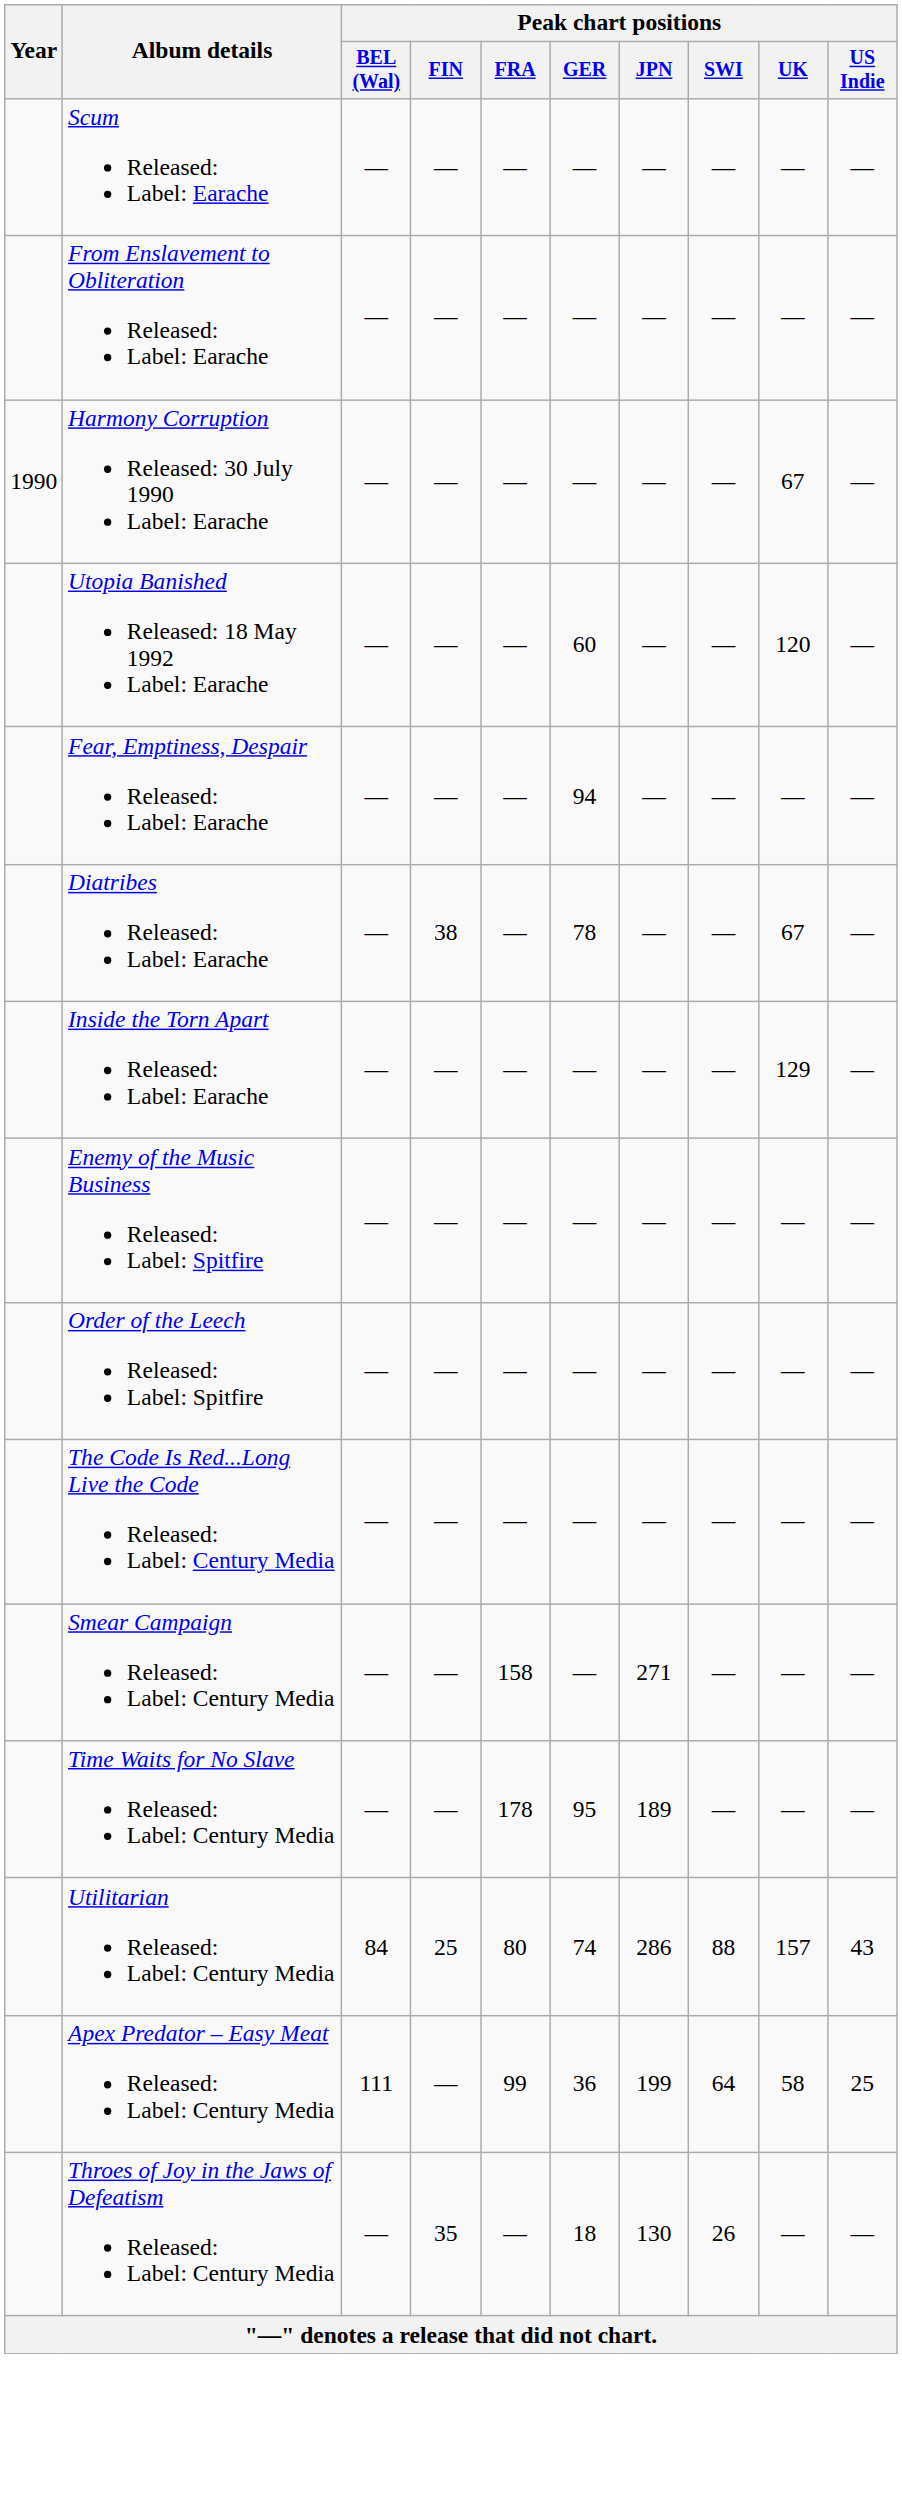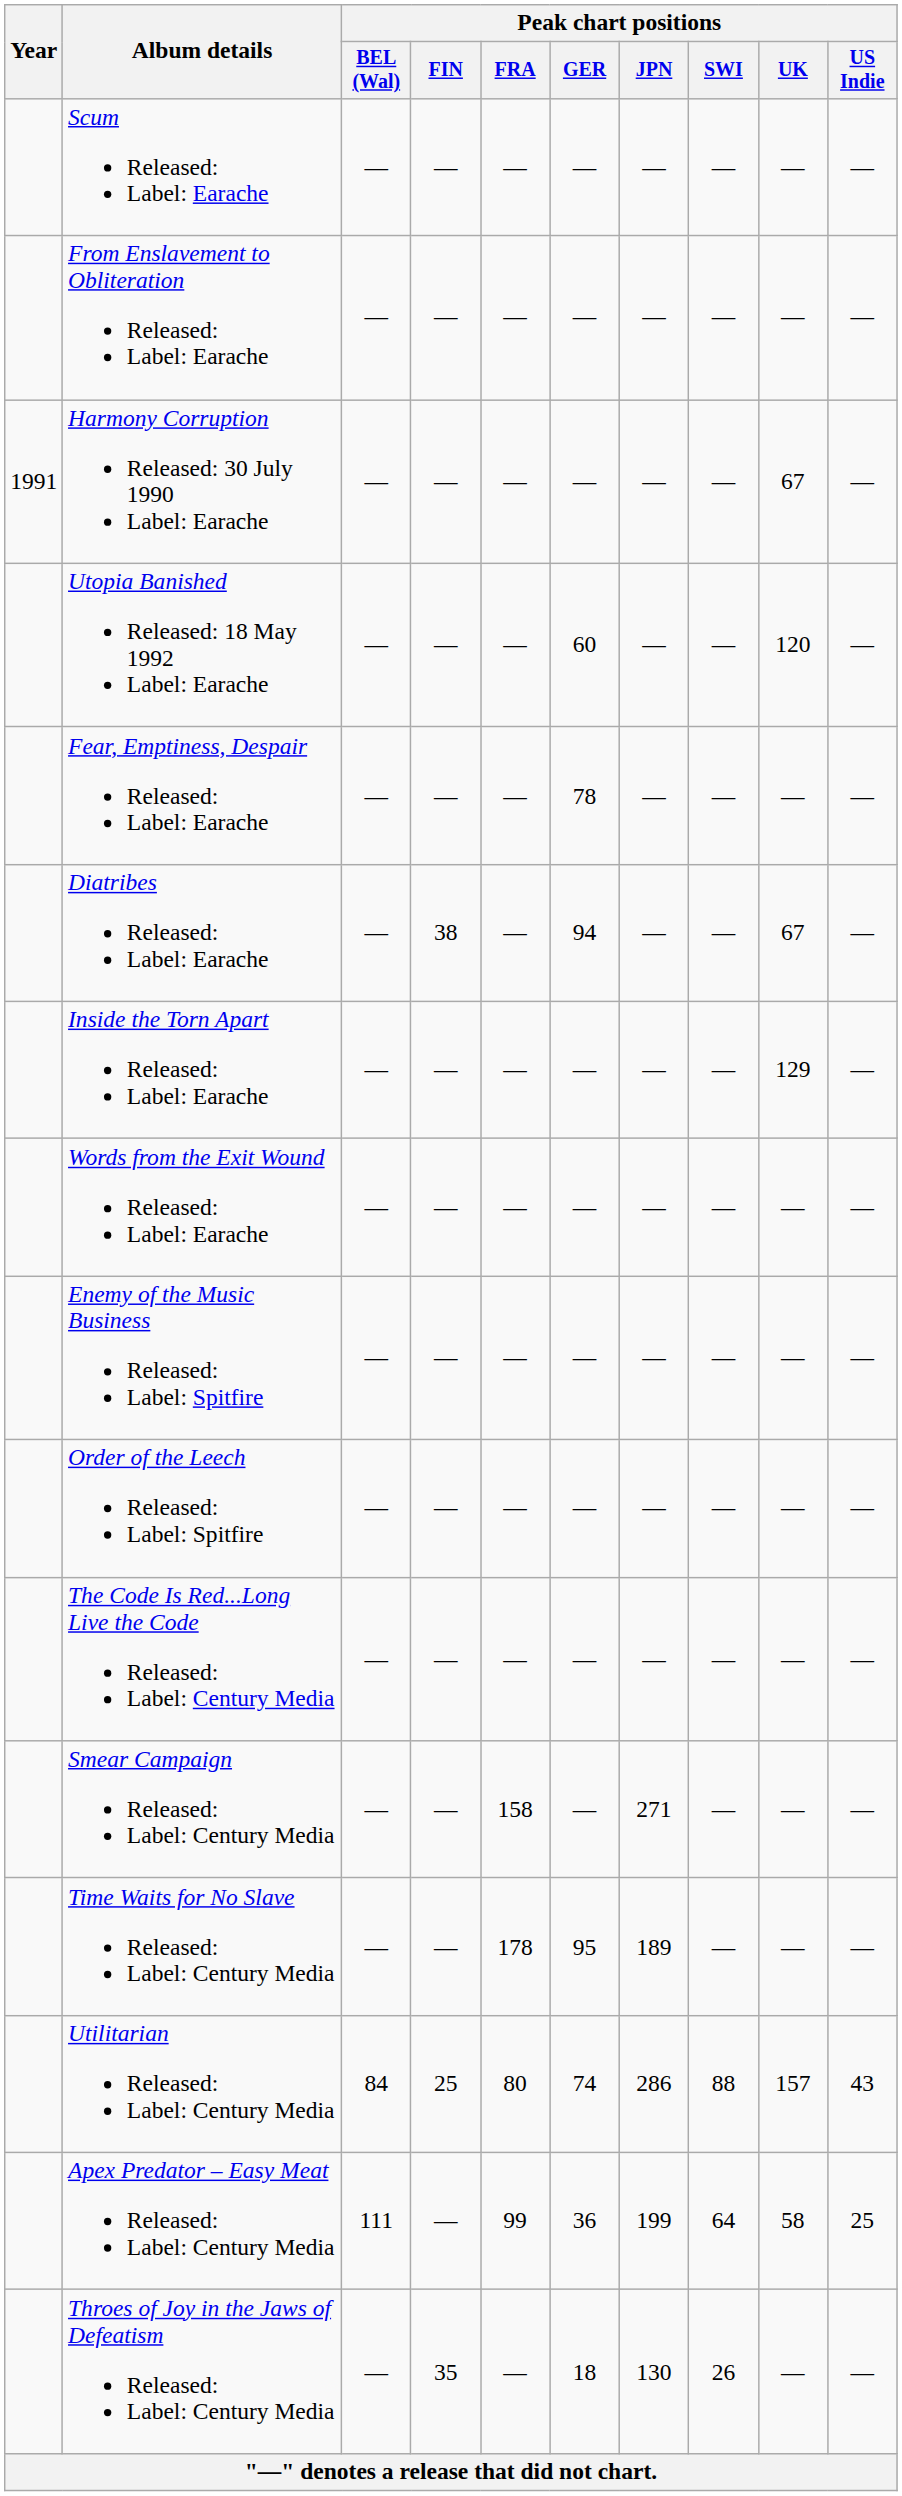(34, 481) 1990 -> (34, 481) 1991
(585, 795) 94 -> (585, 795) 78
(585, 932) 78 -> (585, 932) 94
+ row: (202, 1196)
